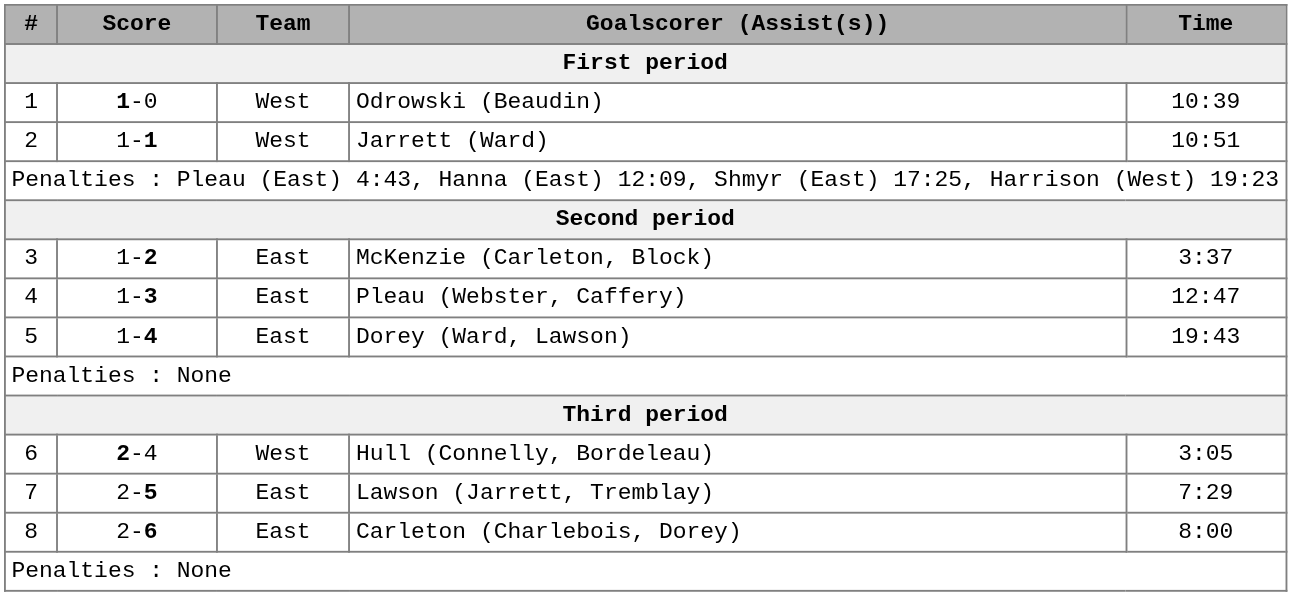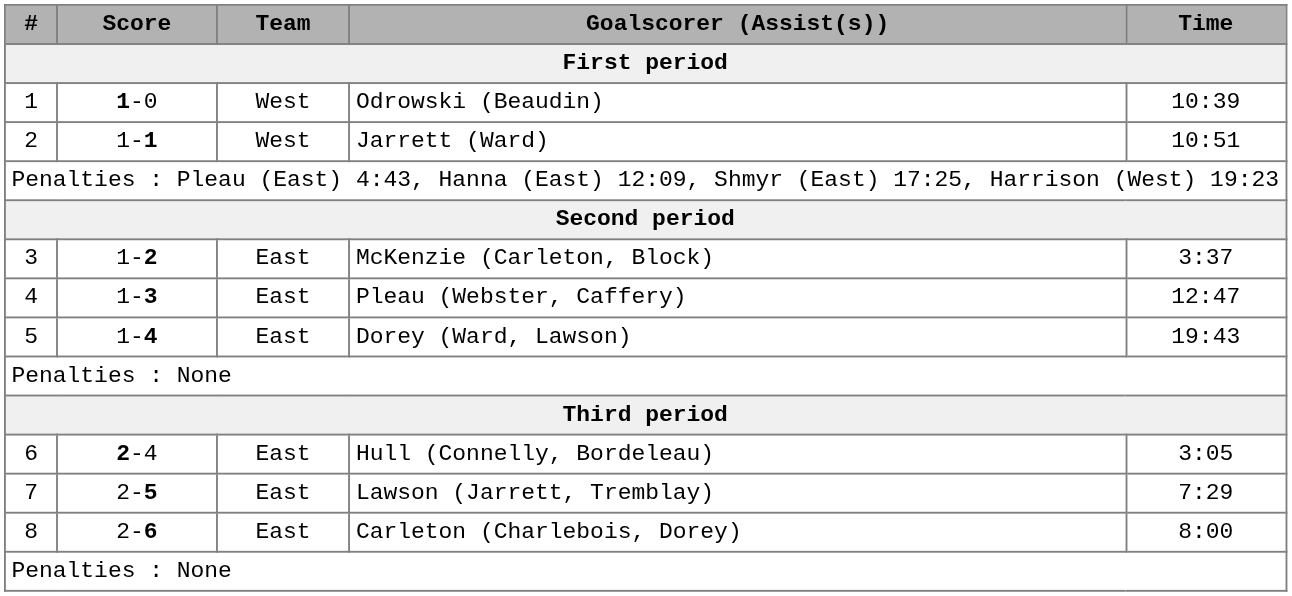(283, 454) West -> (283, 454) East
